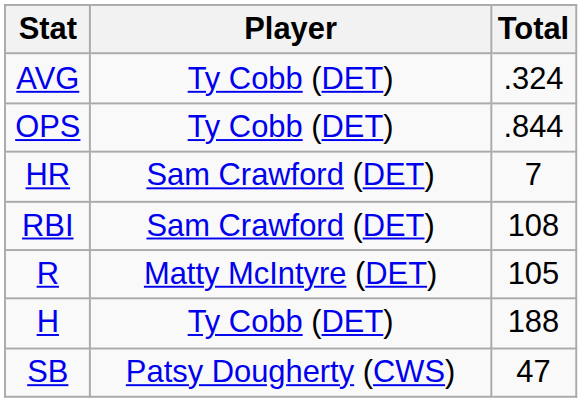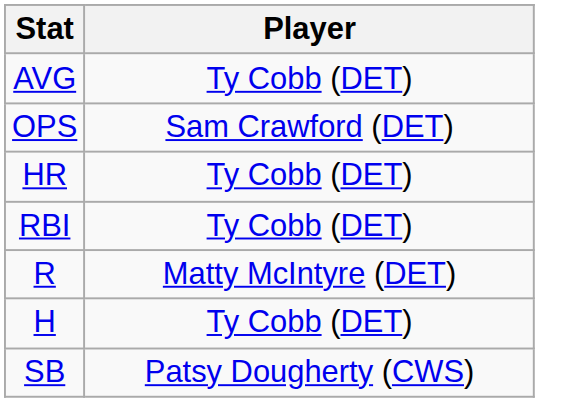- column: (533, 28)
(291, 126) Ty Cobb (DET) -> (310, 126) Sam Crawford (DET)
(291, 175) Sam Crawford (DET) -> (310, 175) Ty Cobb (DET)
(291, 224) Sam Crawford (DET) -> (310, 224) Ty Cobb (DET)
